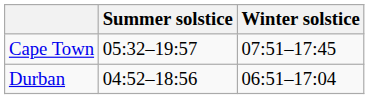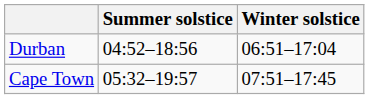rows swapped: (51, 49) <-> (37, 78)
